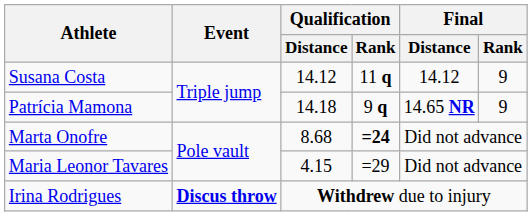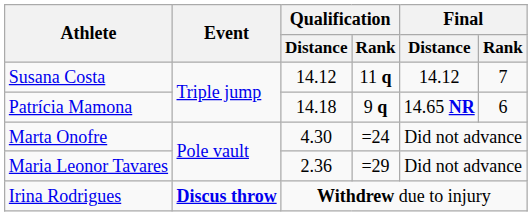(503, 77) 9 -> (503, 77) 7
(503, 107) 9 -> (503, 107) 6
(316, 136) 8.68 -> (316, 136) 4.30
(376, 136) bold -> (376, 136) normal
(316, 166) 4.15 -> (316, 166) 2.36
